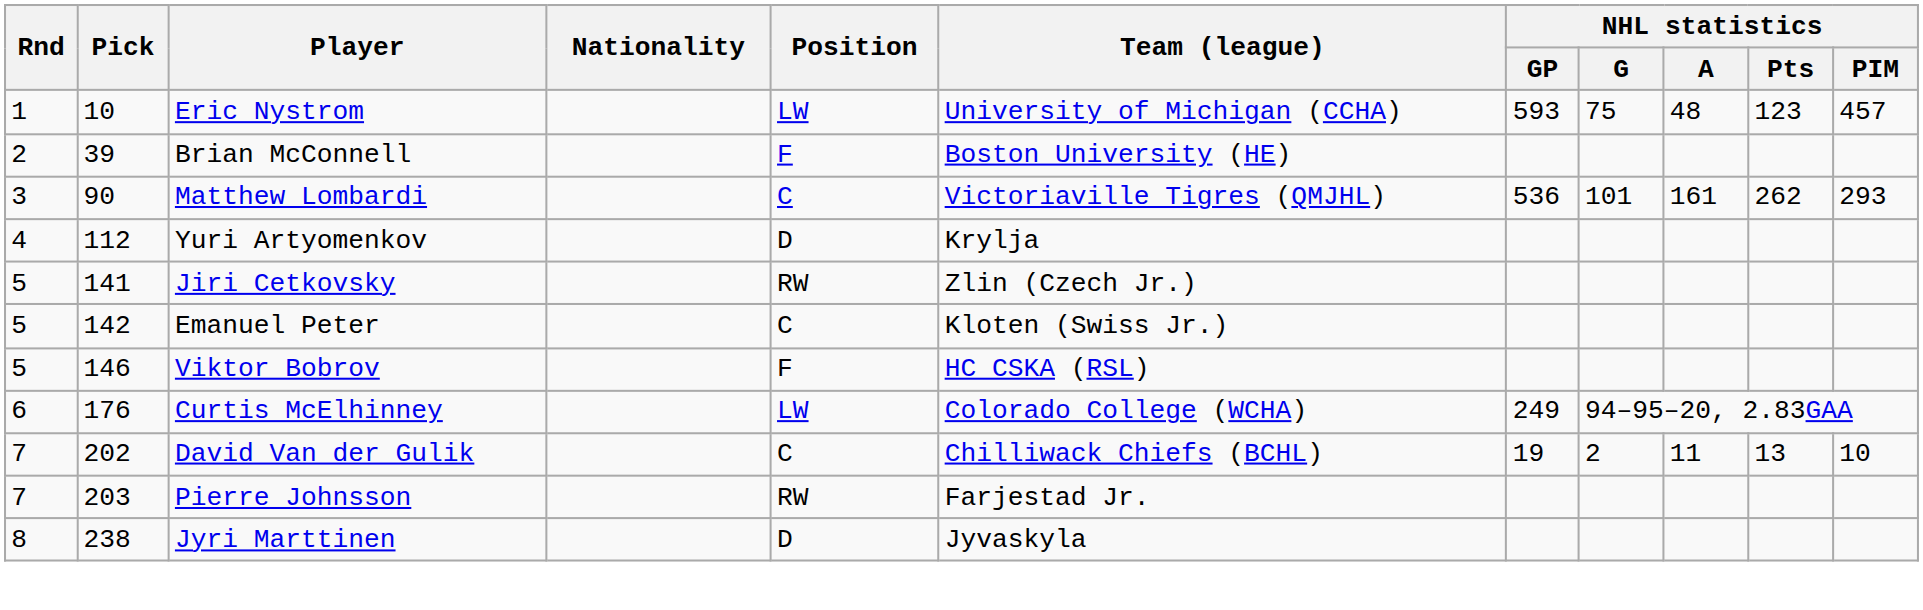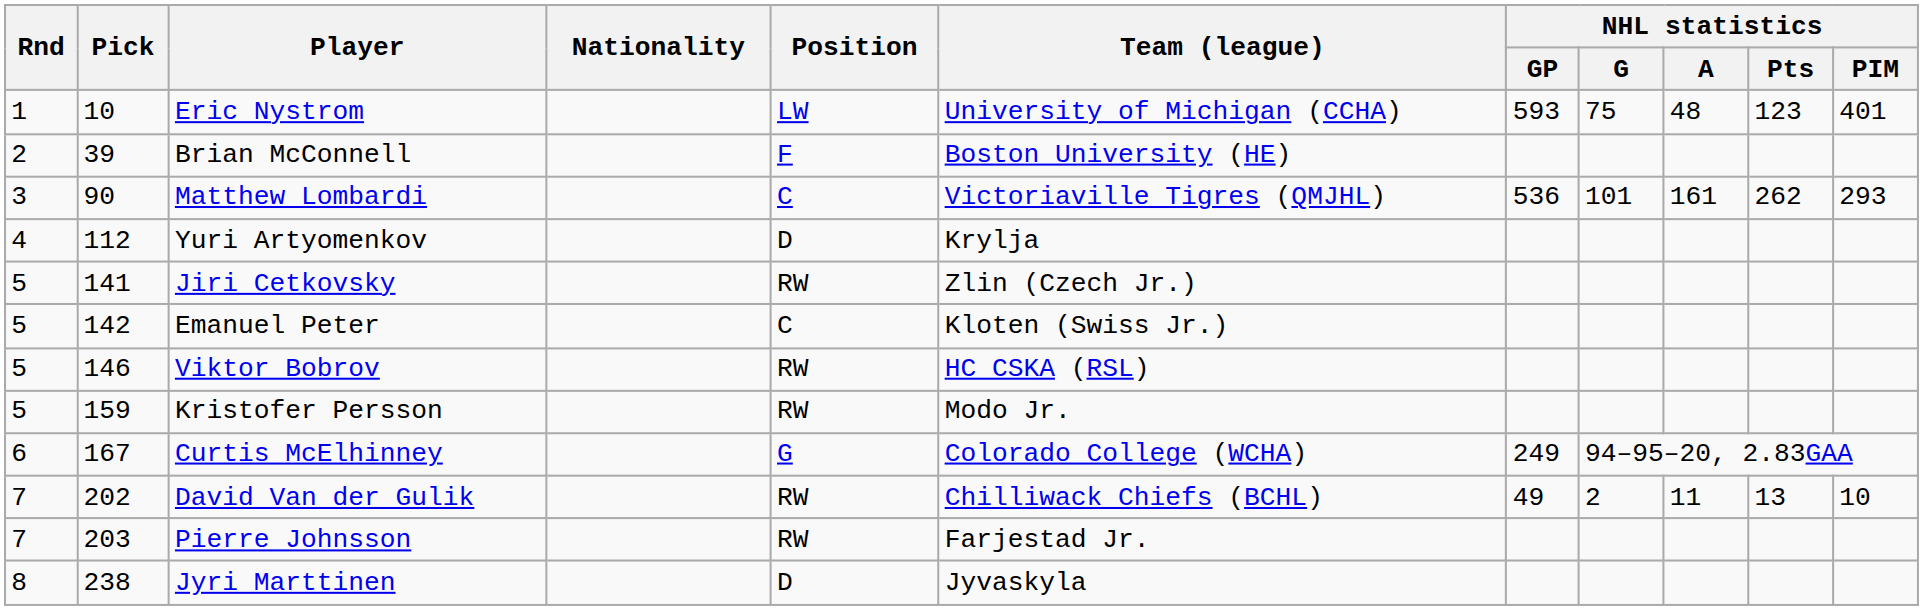(1863, 112) 457 -> (1863, 112) 401
(785, 369) F -> (793, 369) RW
+ row: (309, 412)
(107, 412) 176 -> (107, 454) 167
(793, 412) LW -> (785, 454) G
(785, 454) C -> (793, 497) RW
(1528, 454) 19 -> (1528, 497) 49
